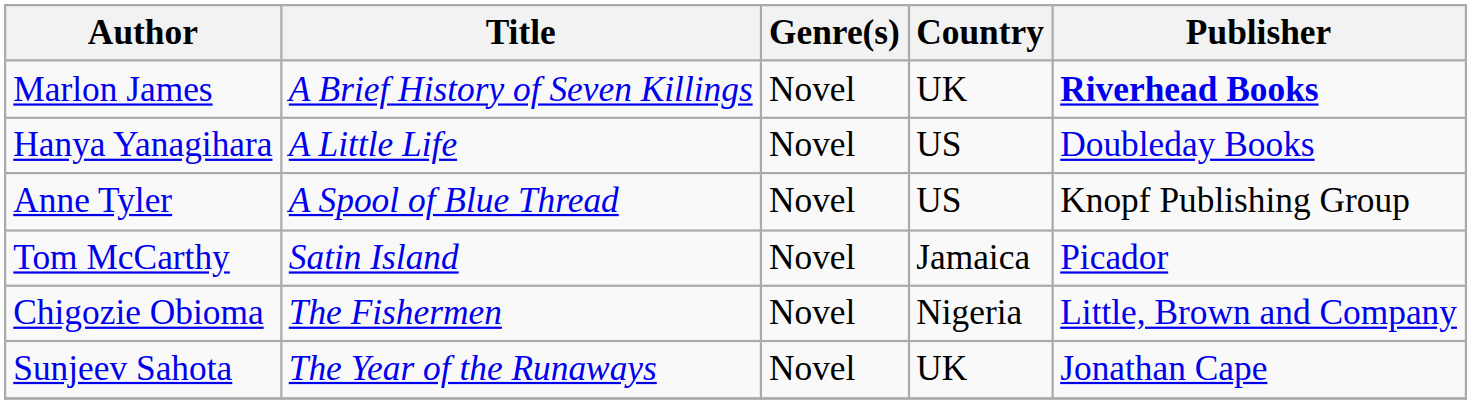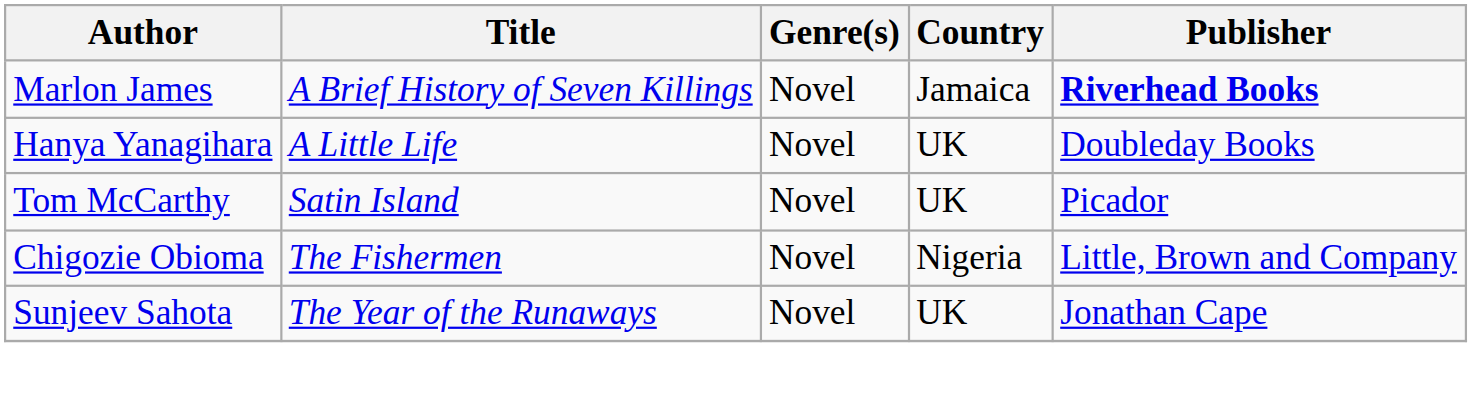(942, 88) UK -> (973, 88) Jamaica
(939, 144) US -> (942, 144) UK
- row: (93, 200)
(973, 256) Jamaica -> (942, 200) UK
